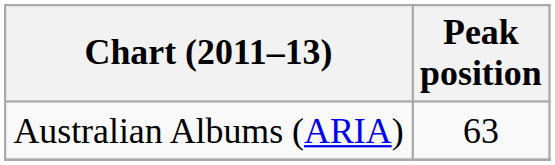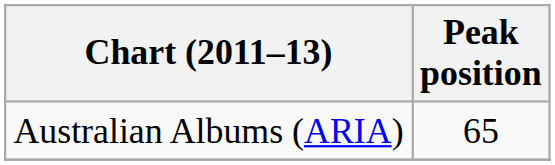(481, 130) 63 -> (481, 130) 65
